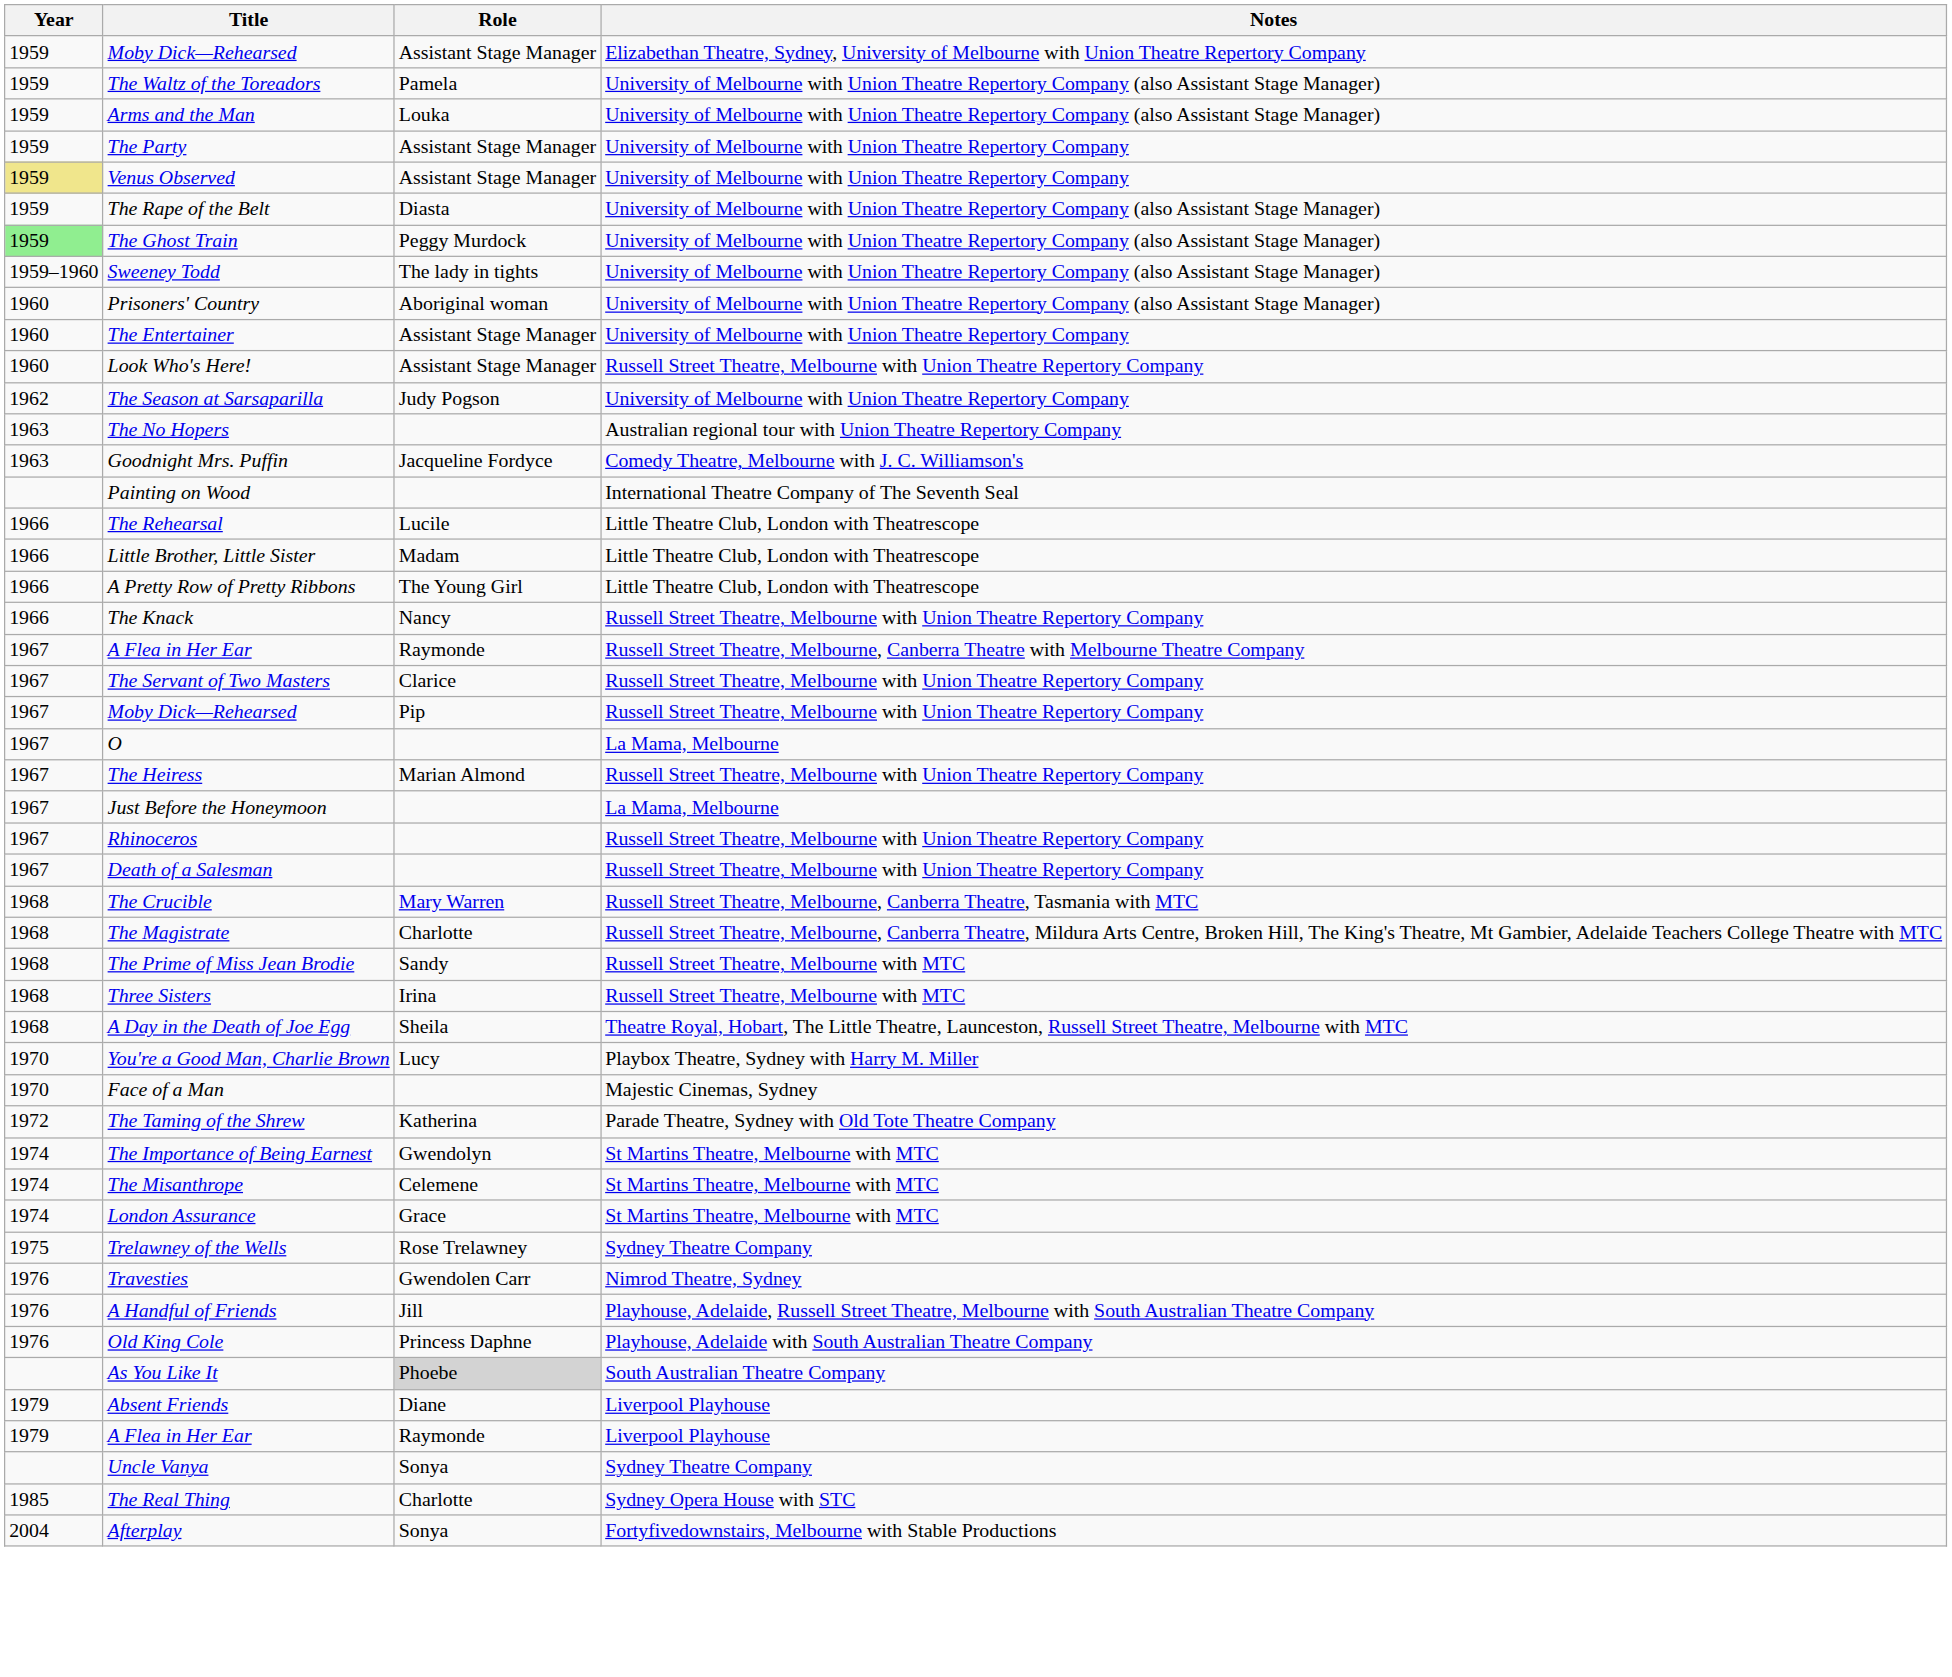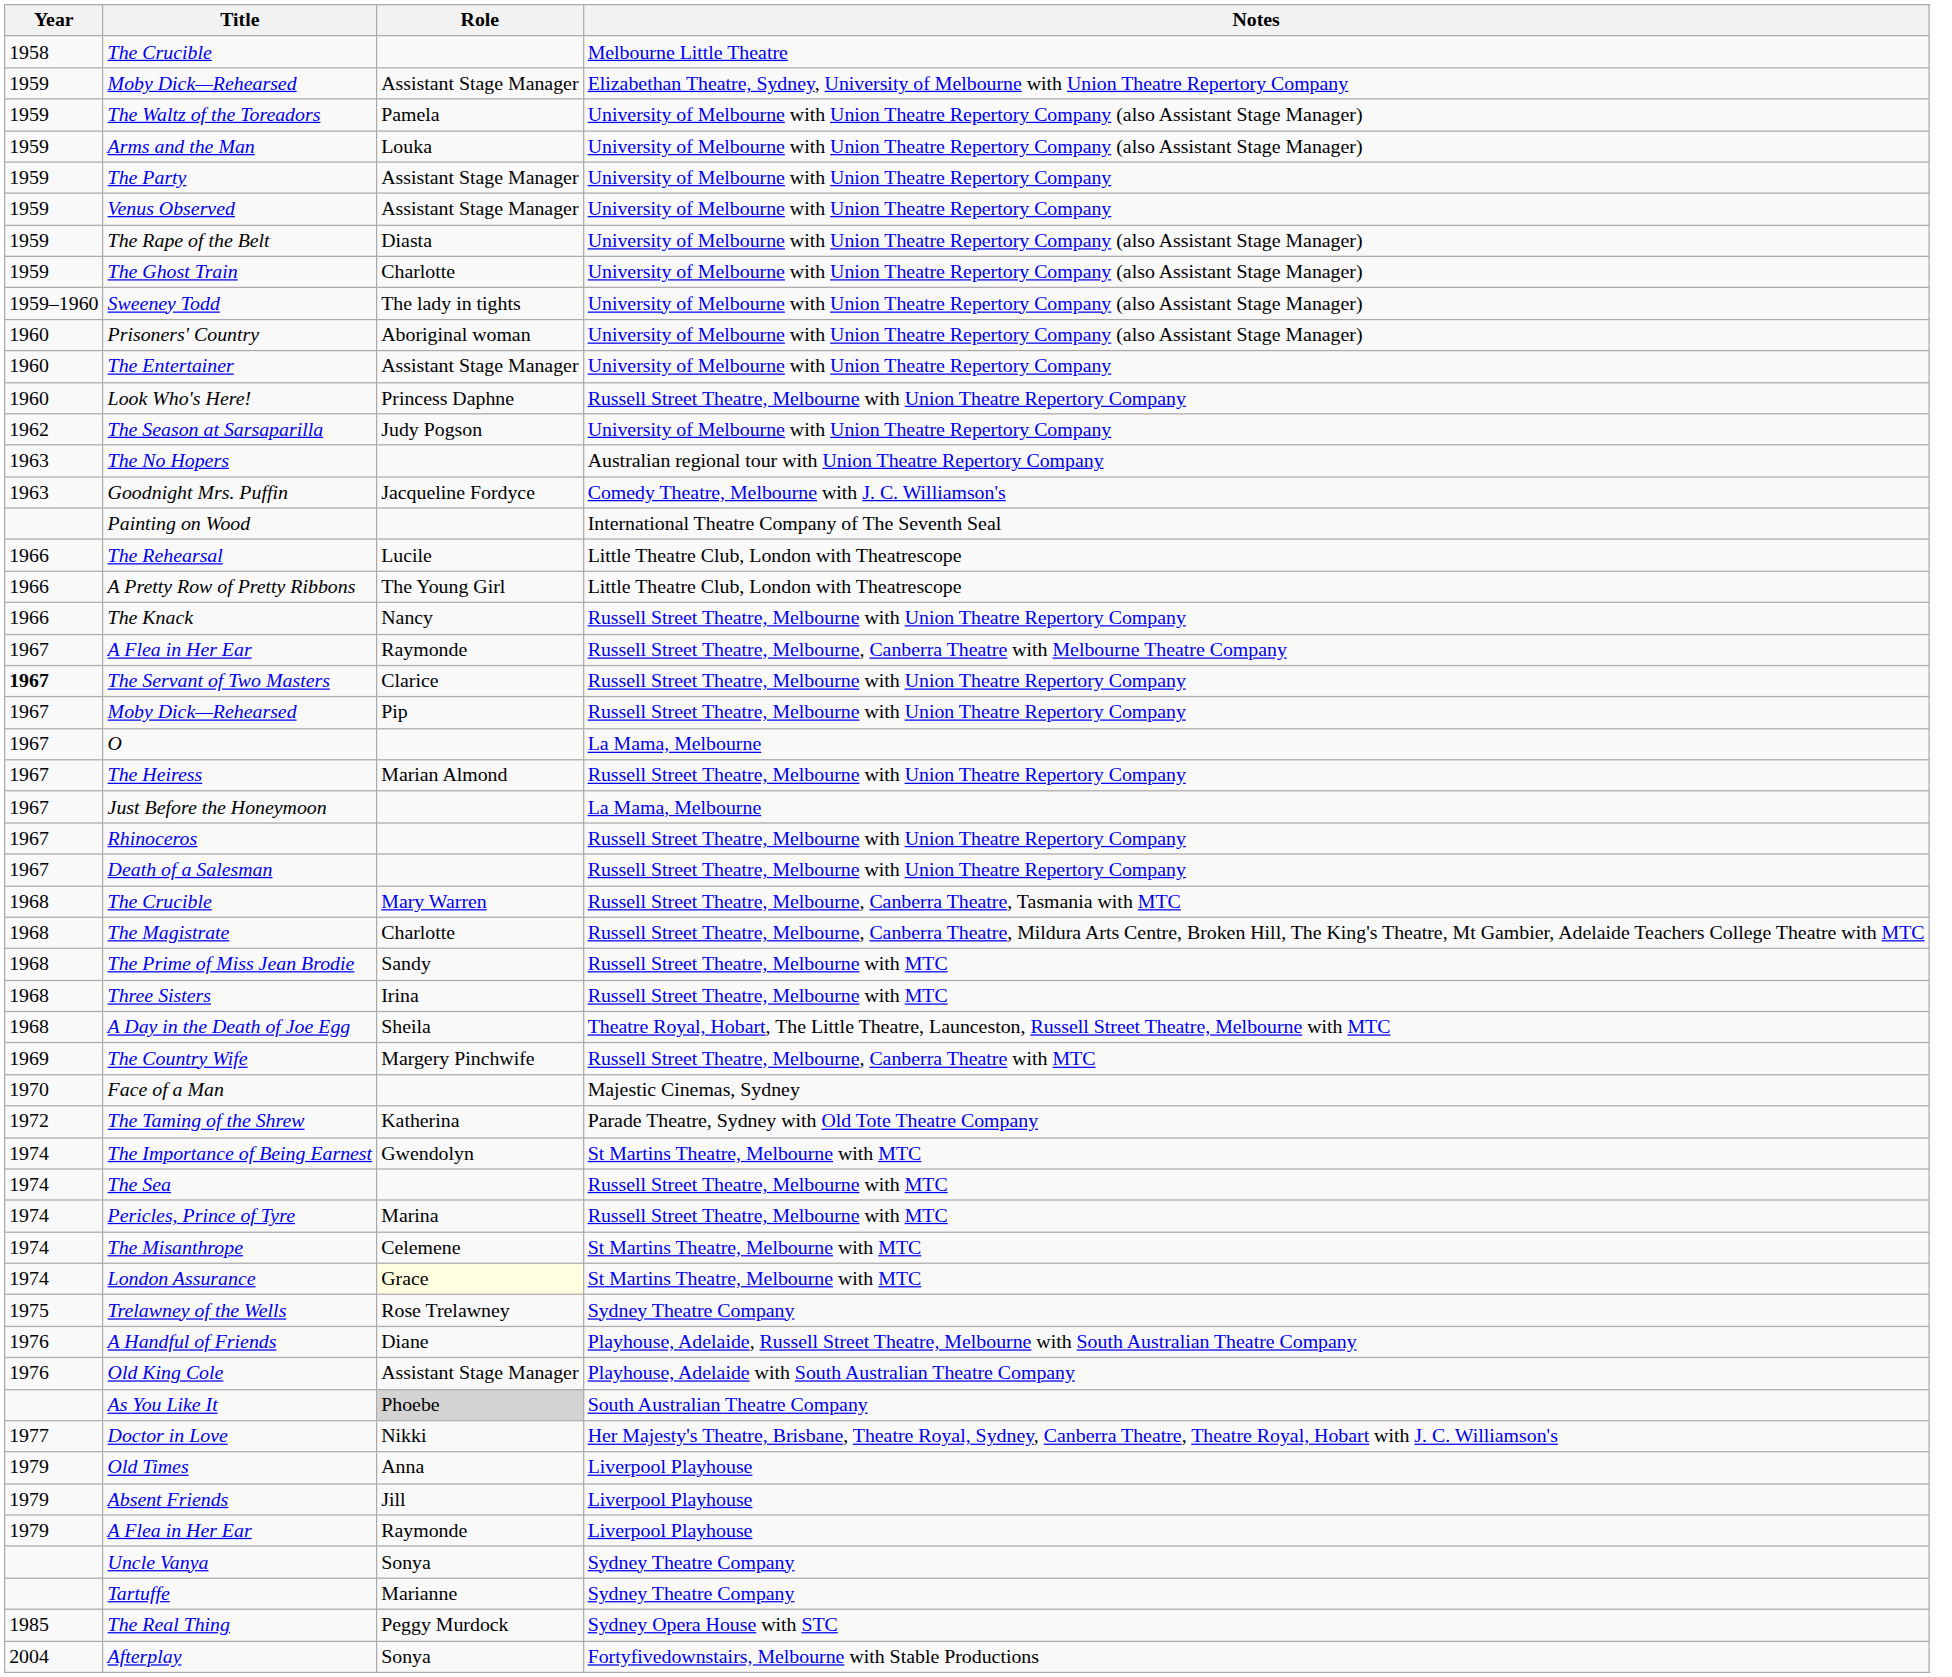+ row: (160, 51)
(29, 177) khaki background -> (29, 209) no background
(29, 240) lightgreen background -> (29, 271) no background
(462, 240) Peggy Murdock -> (418, 271) Charlotte
(497, 366) Assistant Stage Manager -> (448, 397) Princess Daphne
- row: (211, 555)
(29, 680) normal -> (29, 680) bold
+ row: (178, 1058)
- row: (249, 1058)
+ row: (139, 1184)
+ row: (201, 1215)
(422, 1215) no background -> (405, 1278) lightyellow background
- row: (148, 1278)
(411, 1310) Jill -> (405, 1341) Diane
(465, 1341) Princess Daphne -> (480, 1373) Assistant Stage Manager
+ row: (168, 1436)
+ row: (148, 1467)
(422, 1404) Diane -> (393, 1499) Jill
+ row: (139, 1593)
(436, 1499) Charlotte -> (445, 1624) Peggy Murdock
